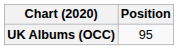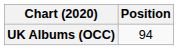(146, 34) 95 -> (146, 34) 94
